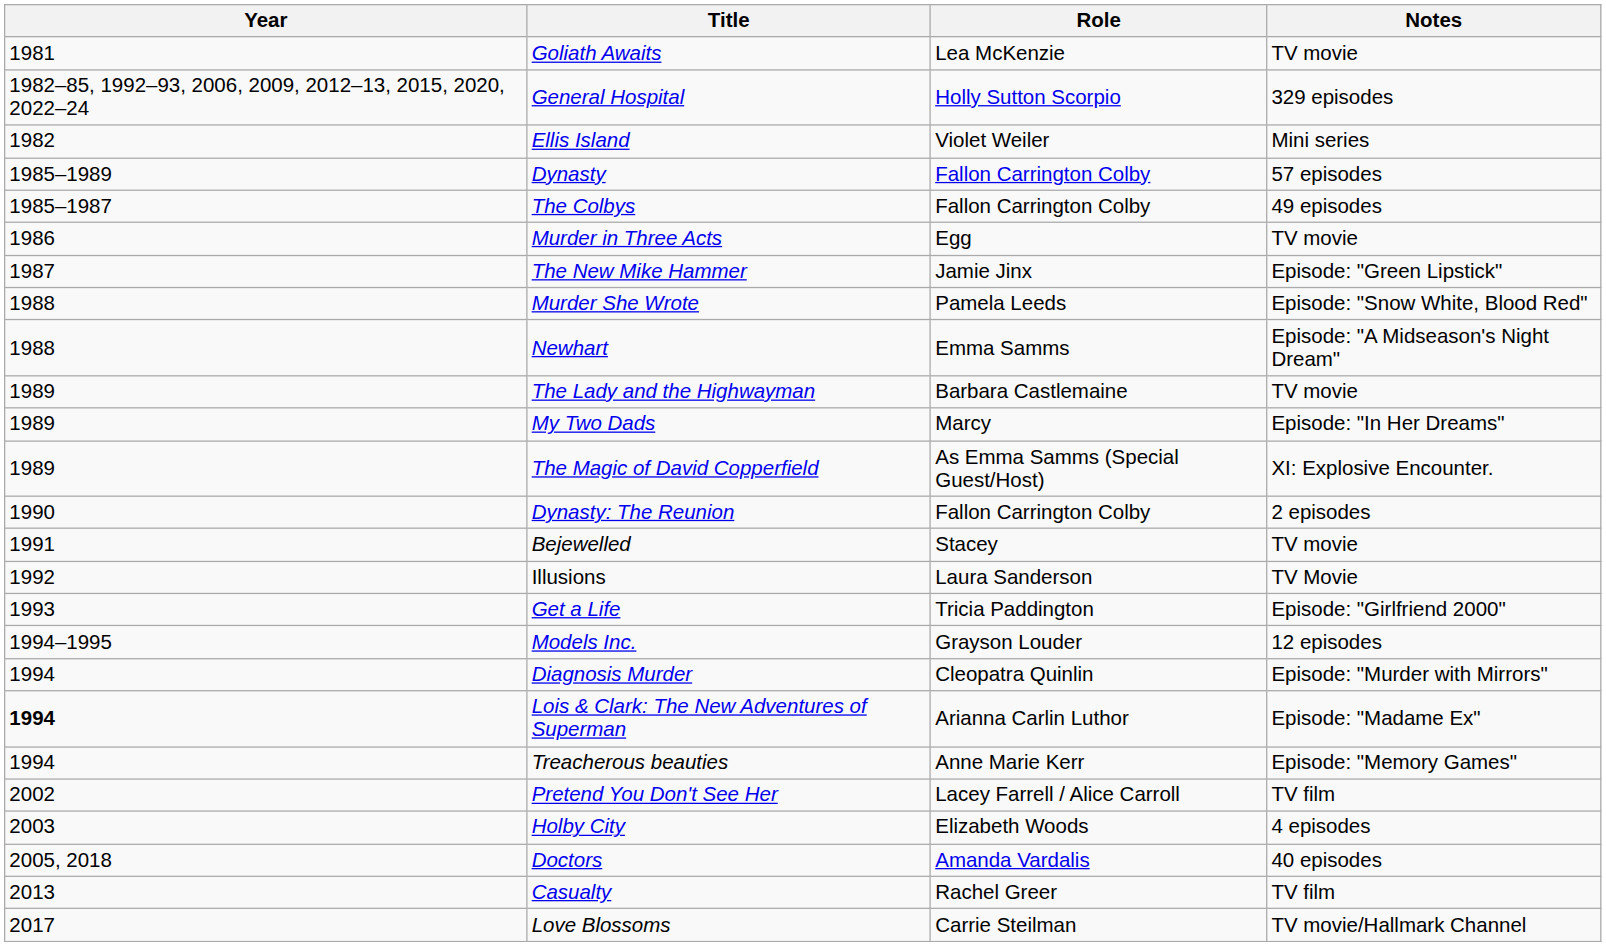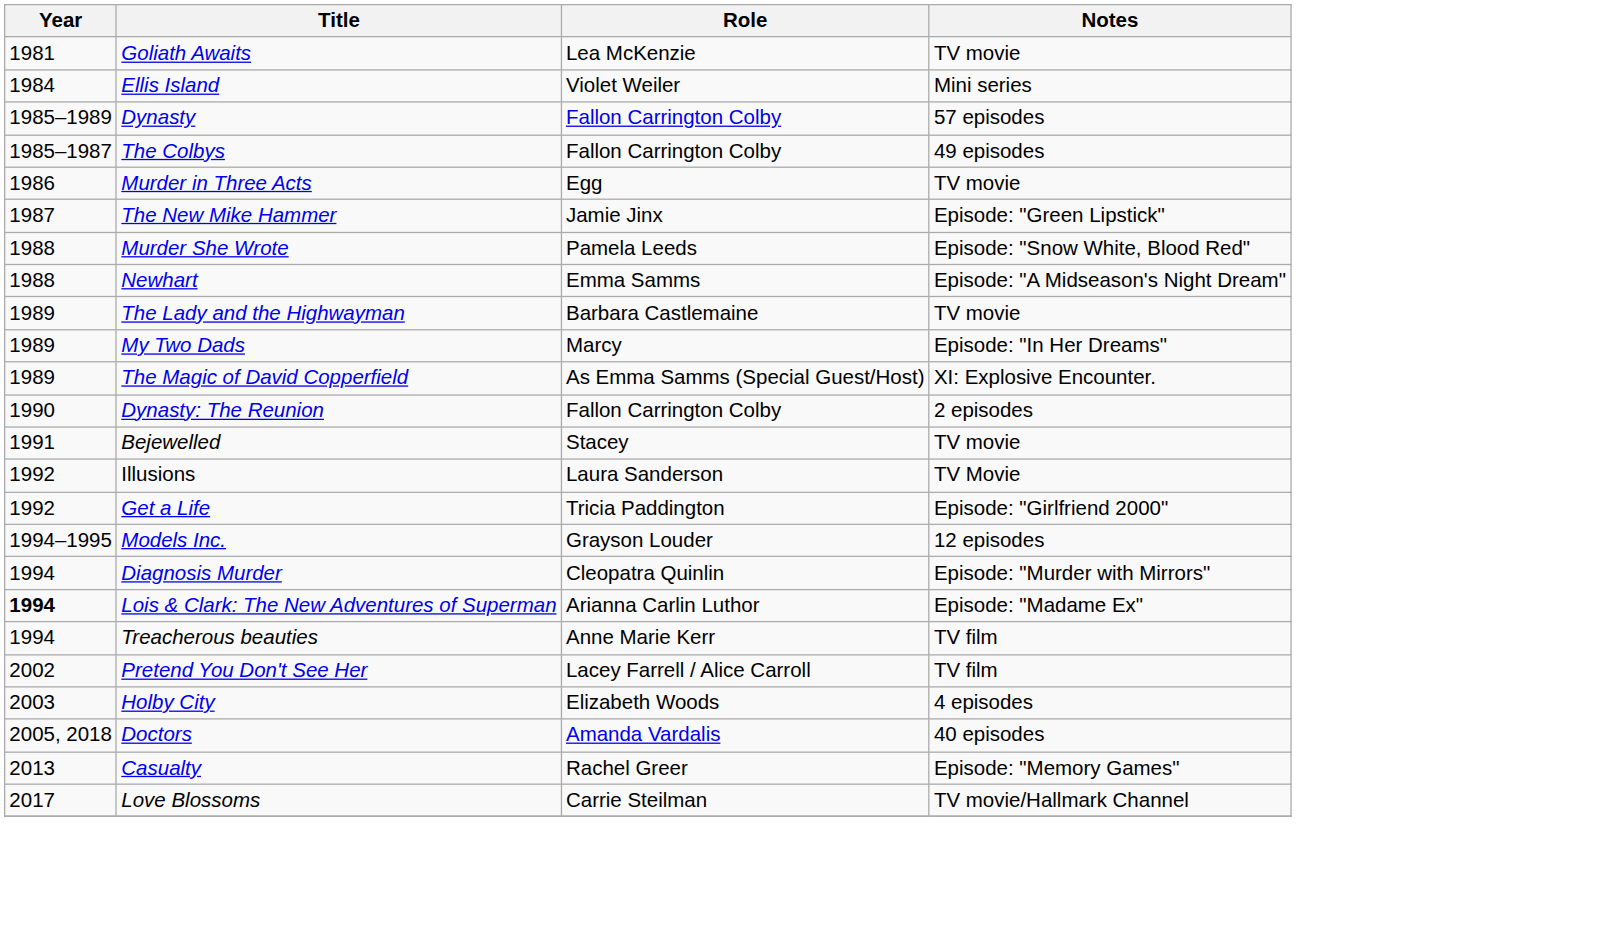- row: (608, 97)
(32, 141) 1982 -> (32, 85) 1984
(32, 609) 1993 -> (32, 507) 1992
(1394, 762) Episode: "Memory Games" -> (966, 637) TV film
(1303, 892) TV film -> (1057, 767) Episode: "Memory Games"
